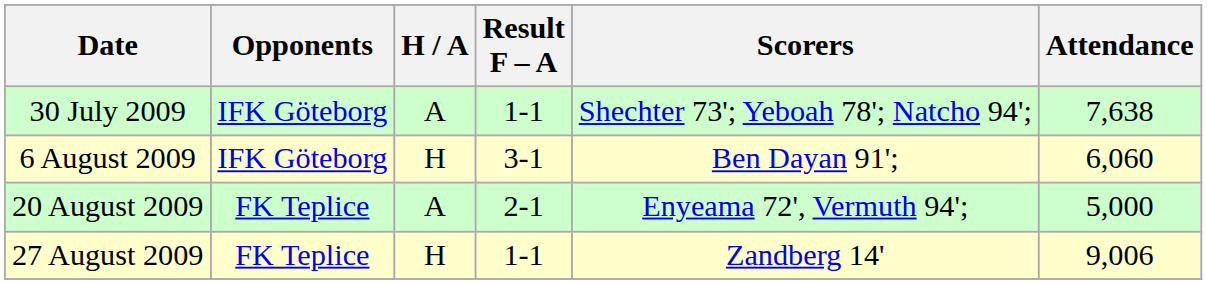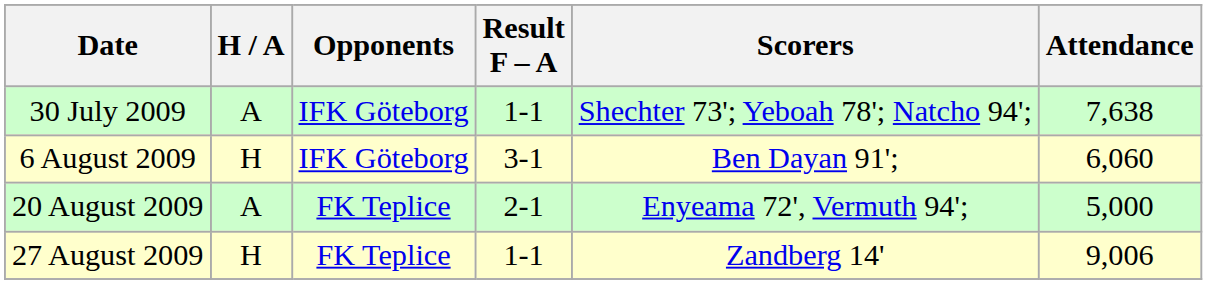columns swapped: (302, 45) <-> (435, 45)
